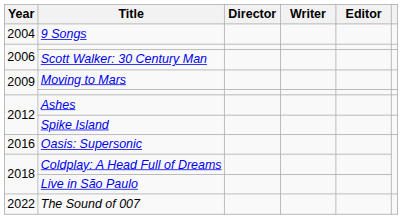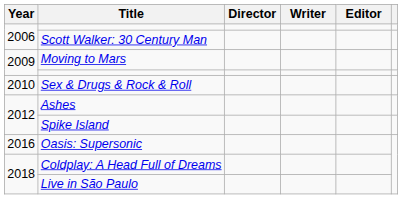- row: (21, 34)
+ row: (21, 85)
- row: (21, 204)
